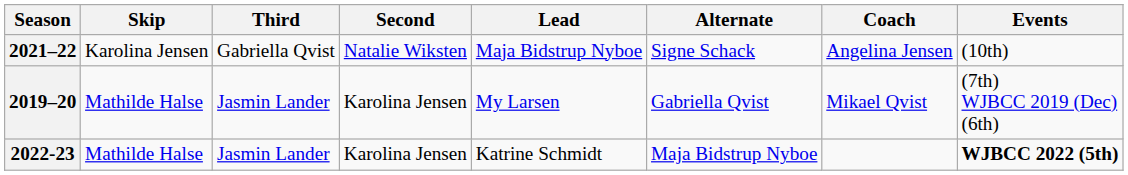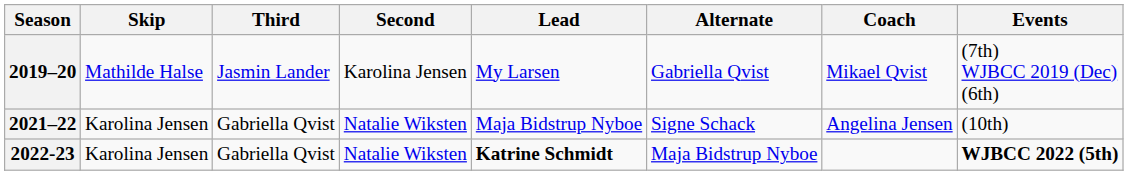rows swapped: (43, 102) <-> (43, 50)
(144, 154) Mathilde Halse -> (147, 154) Karolina Jensen
(273, 154) Jasmin Lander -> (276, 154) Gabriella Qvist
(405, 154) Karolina Jensen -> (405, 154) Natalie Wiksten
(539, 154) normal -> (544, 154) bold
